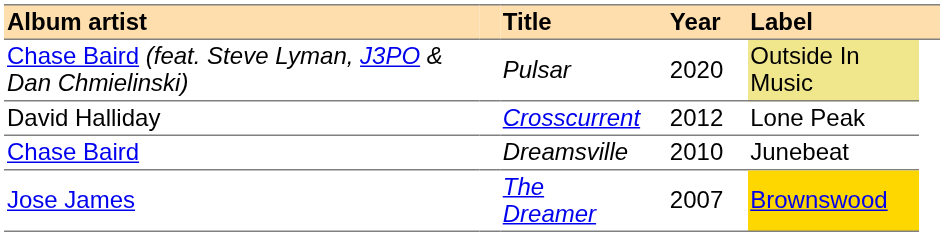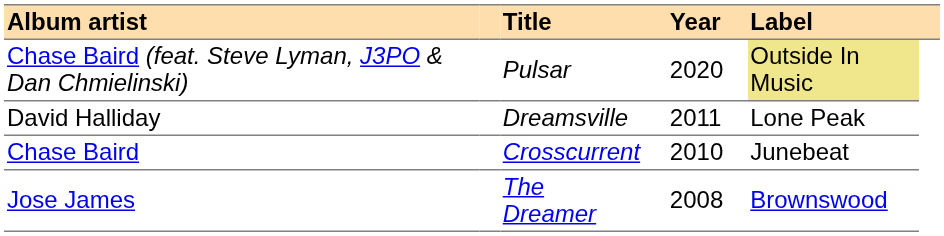(571, 117) Crosscurrent -> (565, 117) Dreamsville
(697, 117) 2012 -> (696, 117) 2011
(565, 152) Dreamsville -> (571, 152) Crosscurrent
(697, 200) 2007 -> (697, 200) 2008
(819, 200) gold background -> (819, 200) no background
